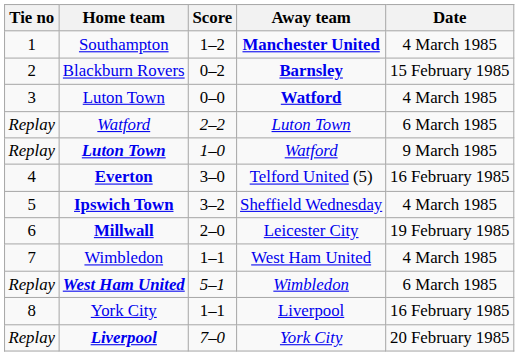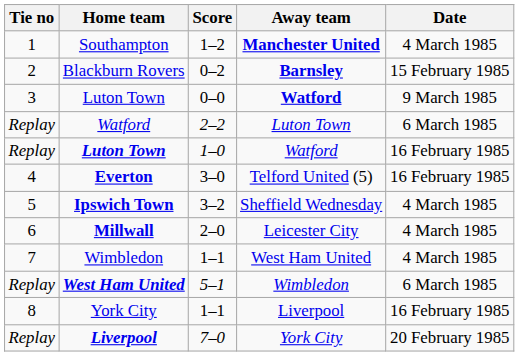(450, 97) 4 March 1985 -> (450, 97) 9 March 1985
(450, 151) 9 March 1985 -> (450, 151) 16 February 1985
(450, 230) 19 February 1985 -> (450, 230) 4 March 1985
